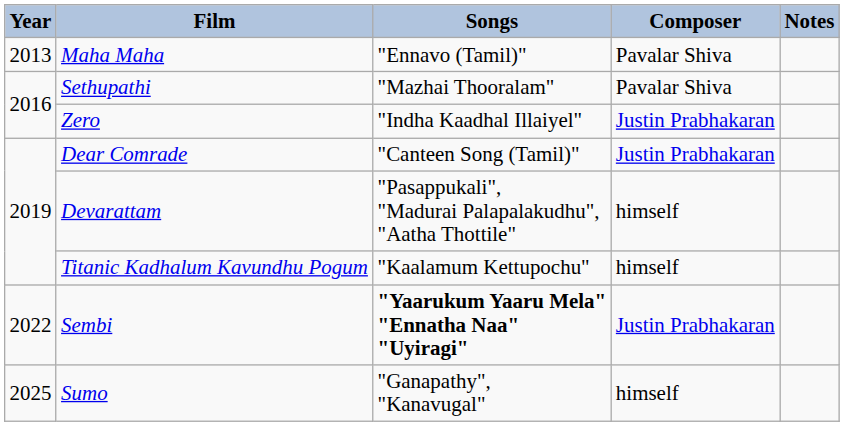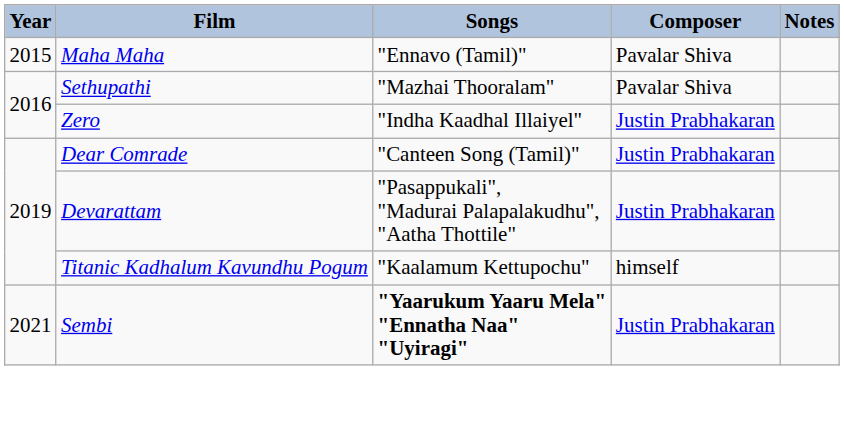(30, 54) 2013 -> (30, 54) 2015
(647, 210) himself -> (695, 210) Justin Prabhakaran
(30, 324) 2022 -> (30, 324) 2021
- row: (84, 393)
